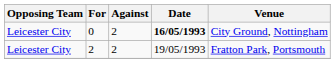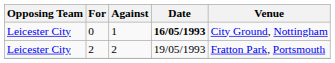(114, 31) 2 -> (114, 31) 1
